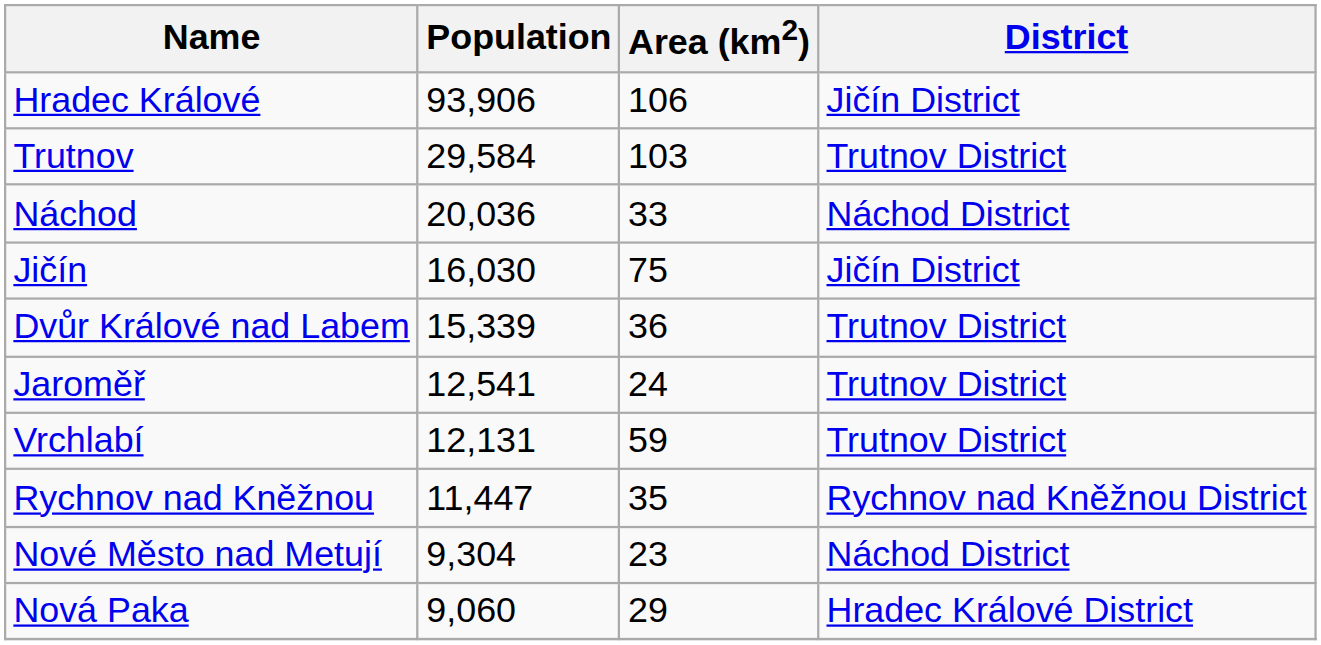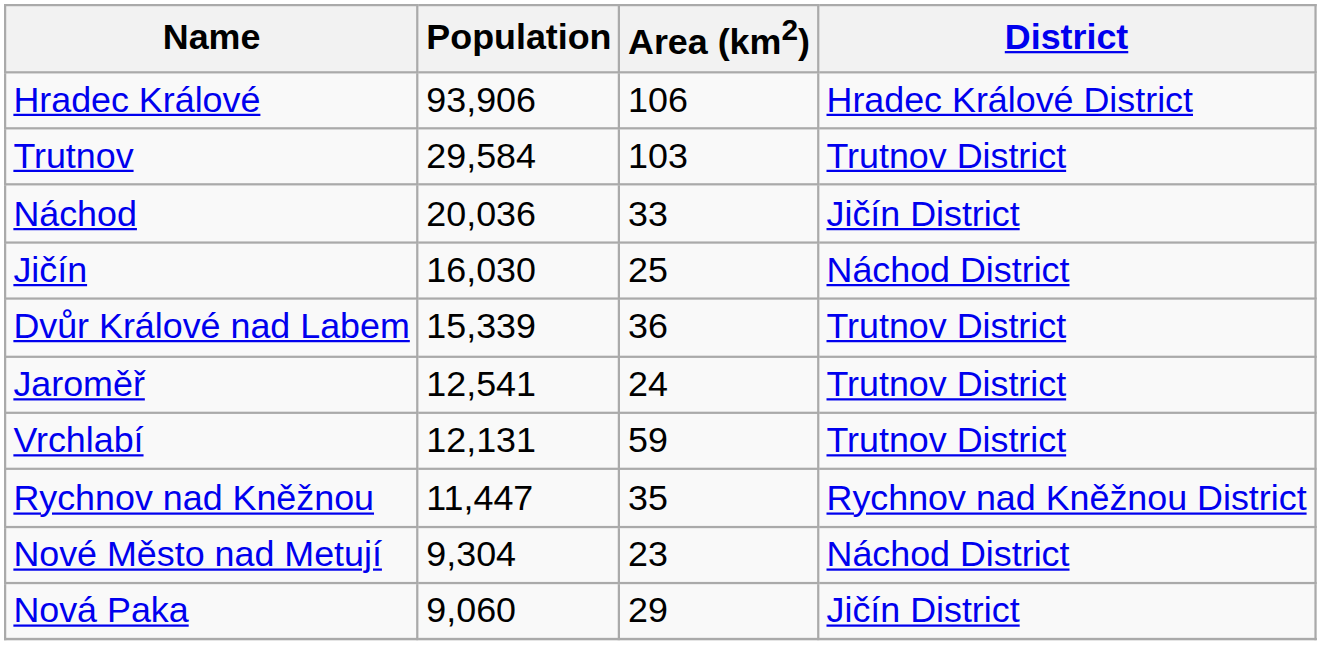(923, 99) Jičín District -> (1010, 99) Hradec Králové District
(948, 213) Náchod District -> (923, 213) Jičín District
(648, 269) 75 -> (648, 269) 25
(923, 269) Jičín District -> (948, 269) Náchod District
(1010, 611) Hradec Králové District -> (923, 611) Jičín District
